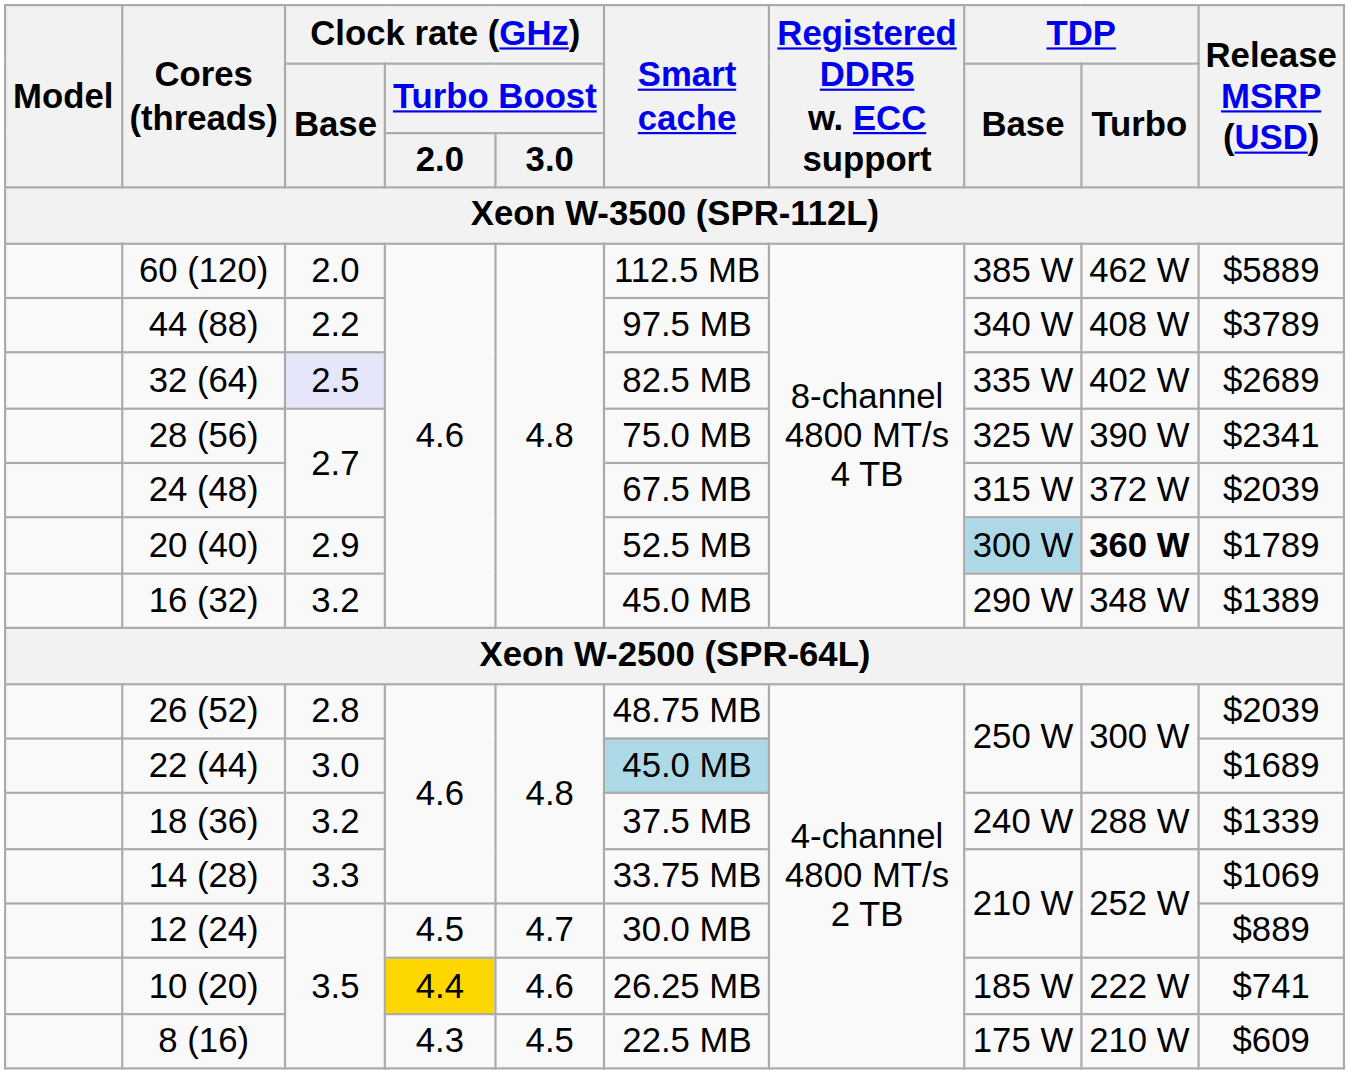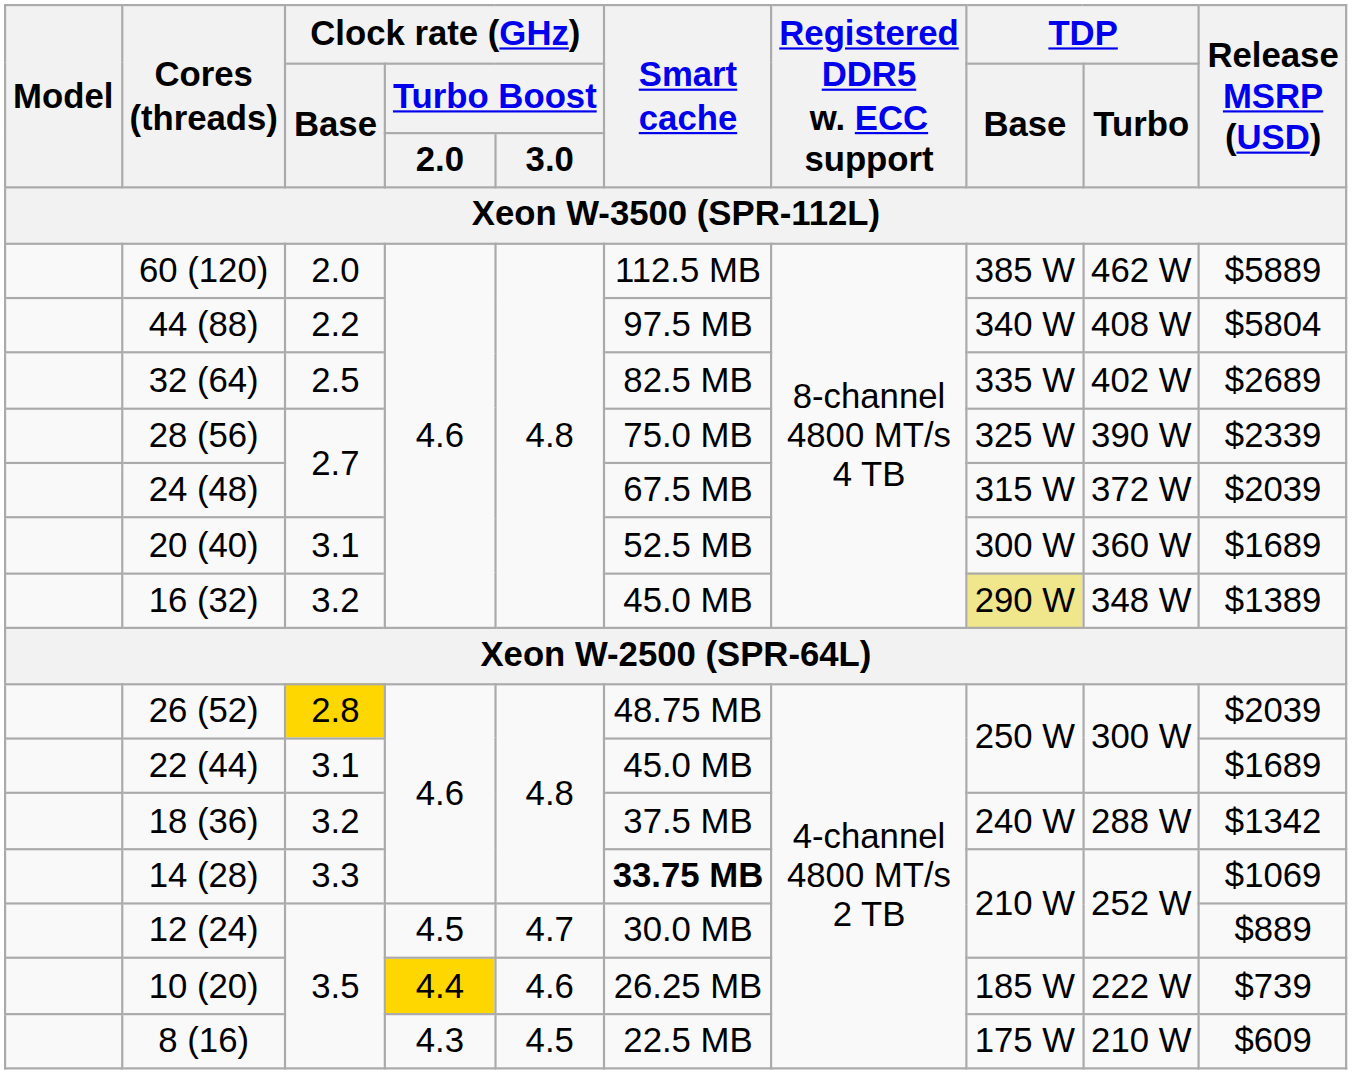(1271, 324) $3789 -> (1273, 324) $5804
(335, 379) lavender background -> (335, 379) no background
(1271, 434) $2341 -> (1273, 434) $2339
(335, 545) 2.9 -> (335, 545) 3.1
(1023, 545) lightblue background -> (1025, 545) no background
(1139, 545) bold -> (1141, 545) normal
(1271, 545) $1789 -> (1273, 545) $1689
(1023, 600) no background -> (1025, 600) khaki background
(335, 710) no background -> (335, 710) gold background
(335, 765) 3.0 -> (335, 765) 3.1
(687, 765) lightblue background -> (688, 765) no background
(1271, 820) $1339 -> (1273, 820) $1342
(687, 875) normal -> (688, 875) bold
(1271, 985) $741 -> (1273, 985) $739
